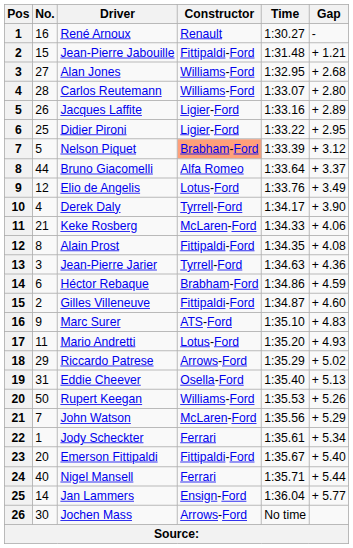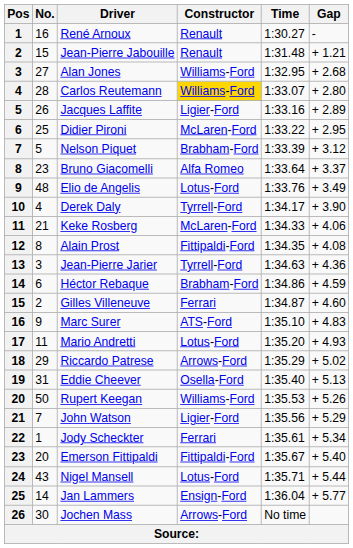(217, 53) Fittipaldi-Ford -> (201, 53) Renault
(217, 91) no background -> (217, 91) gold background
(210, 130) Ligier-Ford -> (218, 130) McLaren-Ford
(219, 149) lightsalmon background -> (219, 149) no background
(42, 168) 44 -> (42, 168) 23
(42, 187) 12 -> (42, 187) 48
(217, 303) Fittipaldi-Ford -> (198, 303) Ferrari
(218, 418) McLaren-Ford -> (210, 418) Ligier-Ford
(42, 476) 40 -> (42, 476) 43
(198, 476) Ferrari -> (210, 476) Lotus-Ford
